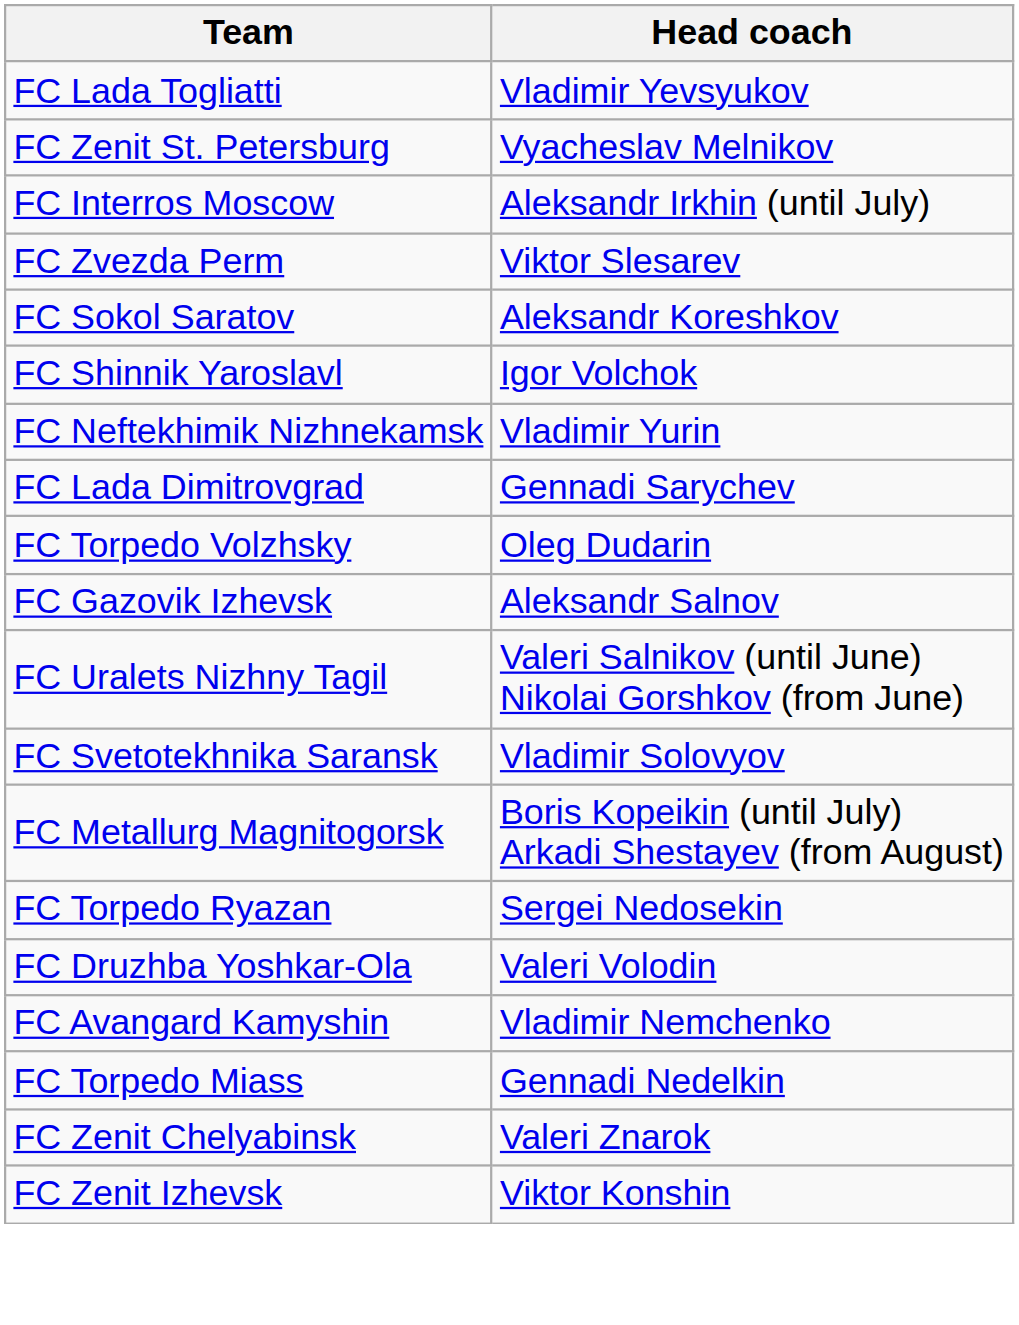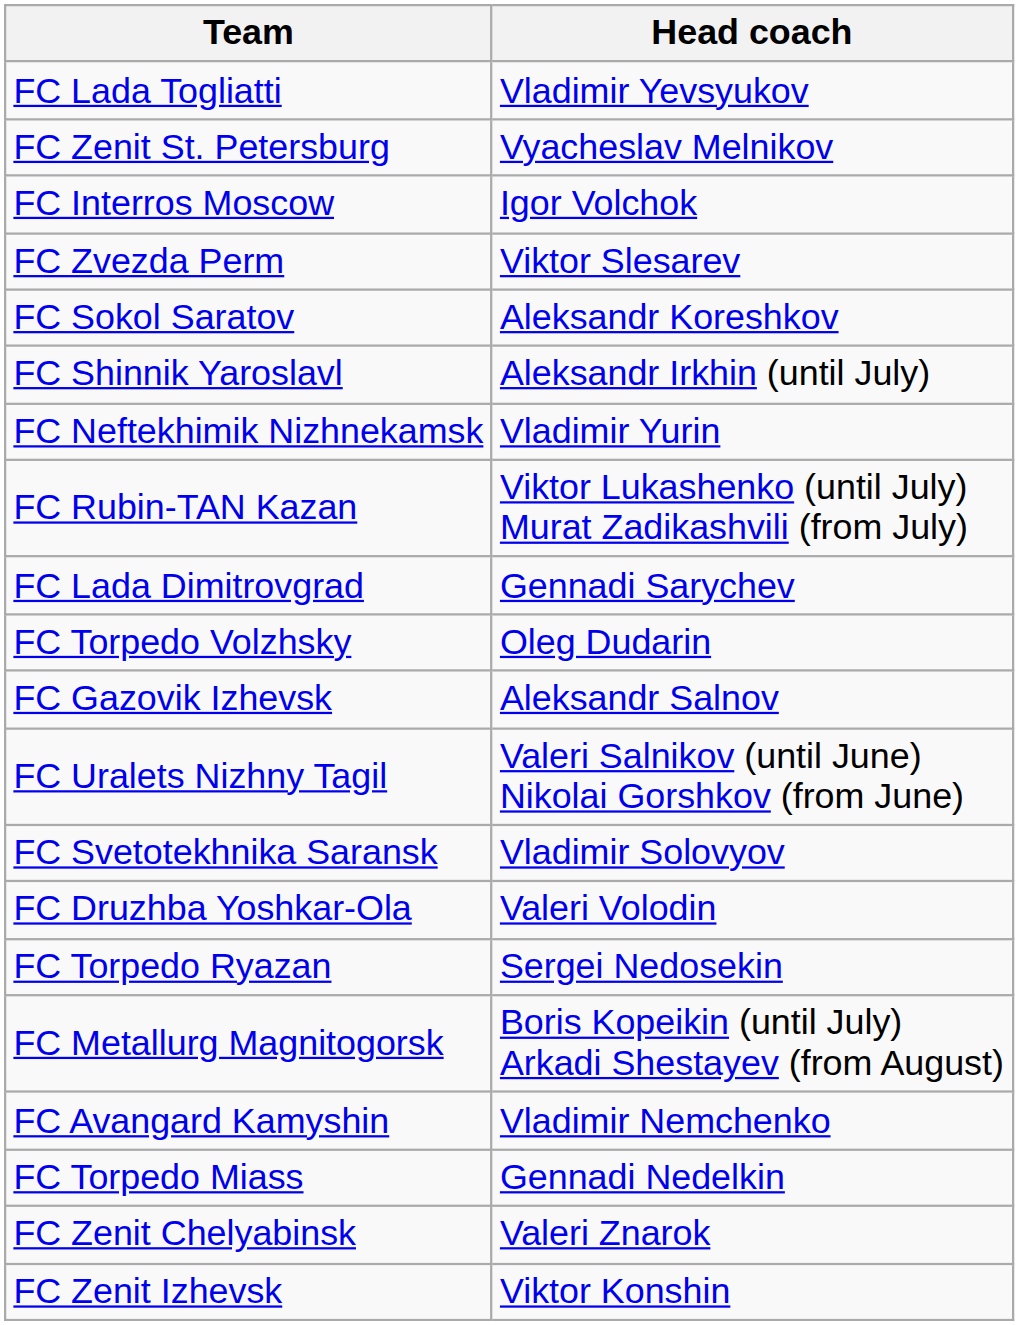(715, 203) Aleksandr Irkhin (until July) -> (599, 203) Igor Volchok
(599, 373) Igor Volchok -> (715, 373) Aleksandr Irkhin (until July)
+ row: (185, 507)
rows swapped: (213, 966) <-> (229, 832)
